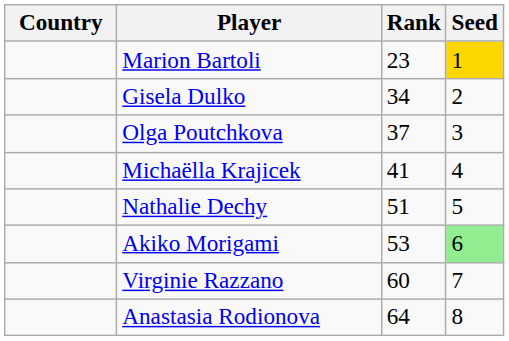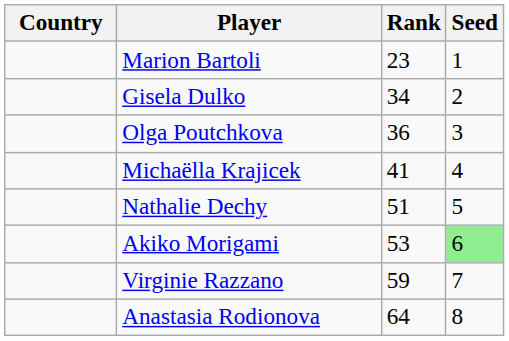(457, 59) gold background -> (457, 59) no background
(398, 133) 37 -> (398, 133) 36
(398, 280) 60 -> (398, 280) 59
